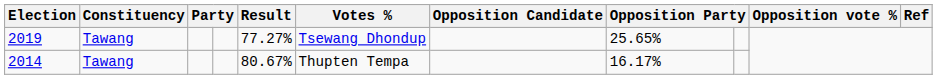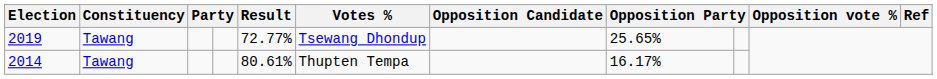(266, 39) 77.27% -> (266, 39) 72.77%
(266, 62) 80.67% -> (266, 62) 80.61%
